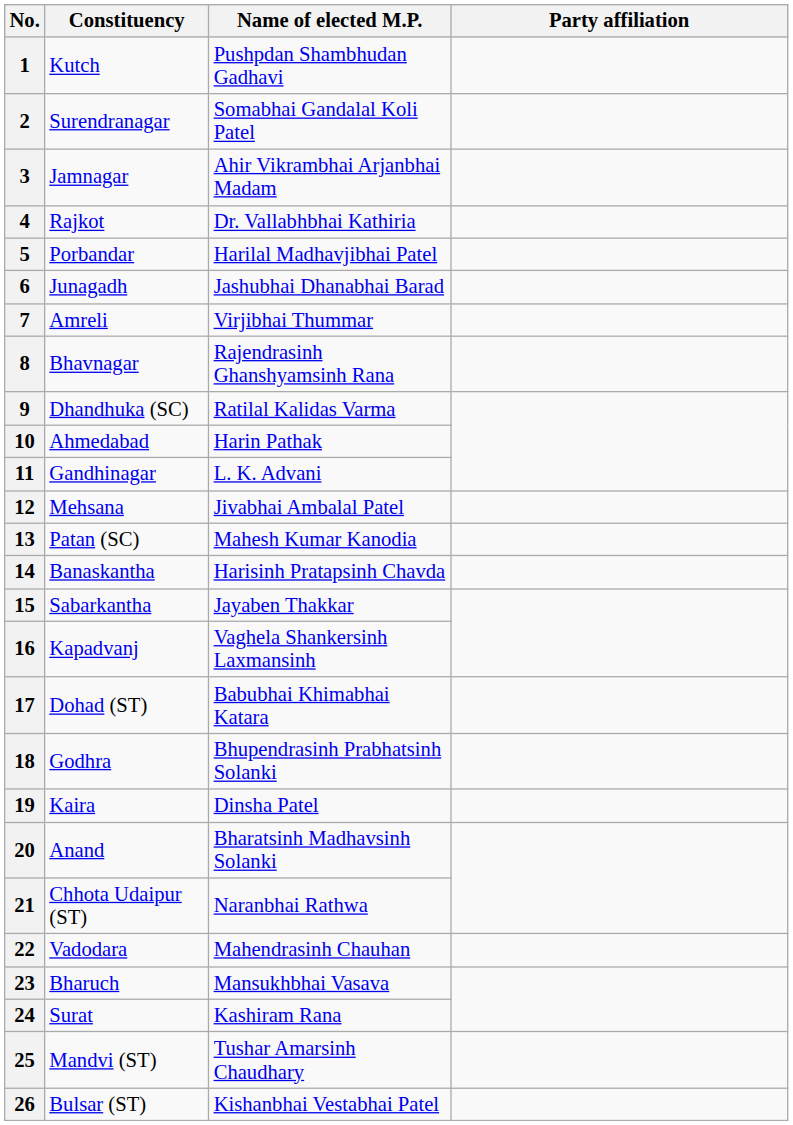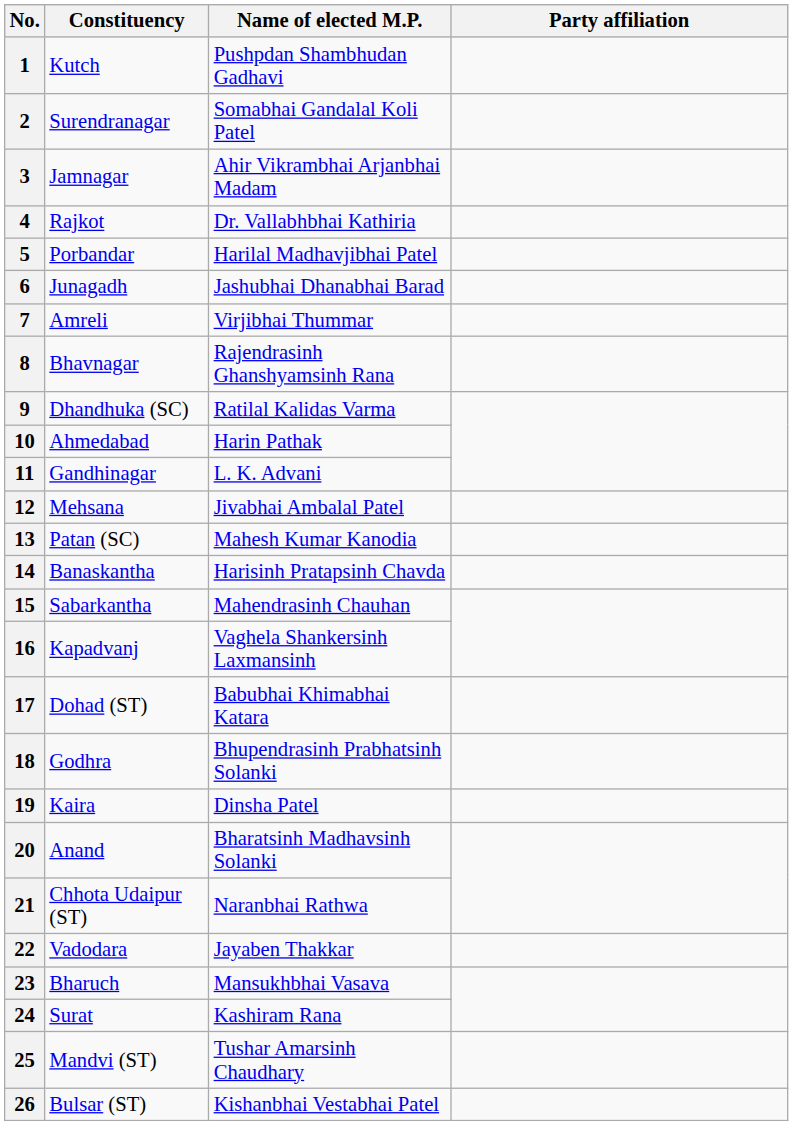(284, 604) Jayaben Thakkar -> (312, 604) Mahendrasinh Chauhan
(312, 949) Mahendrasinh Chauhan -> (284, 949) Jayaben Thakkar
